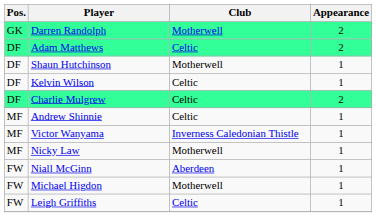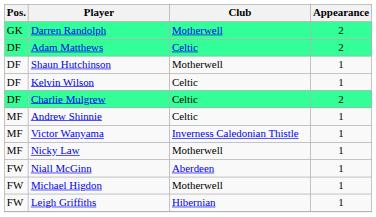(185, 202) Celtic -> (194, 202) Hibernian
